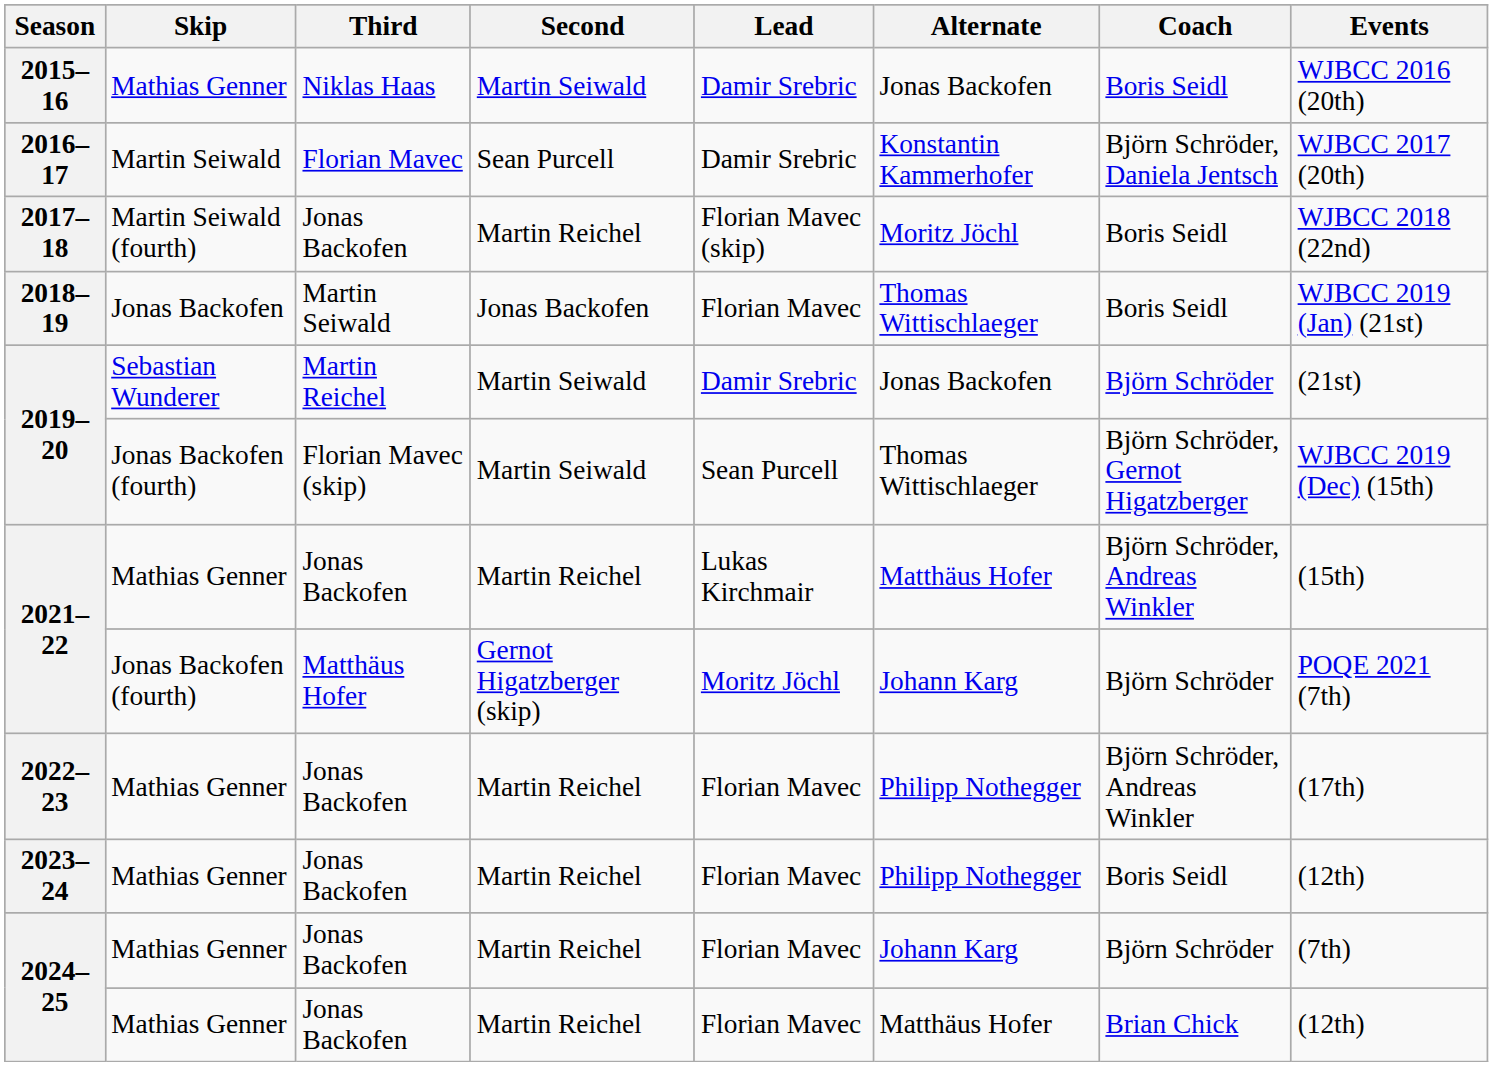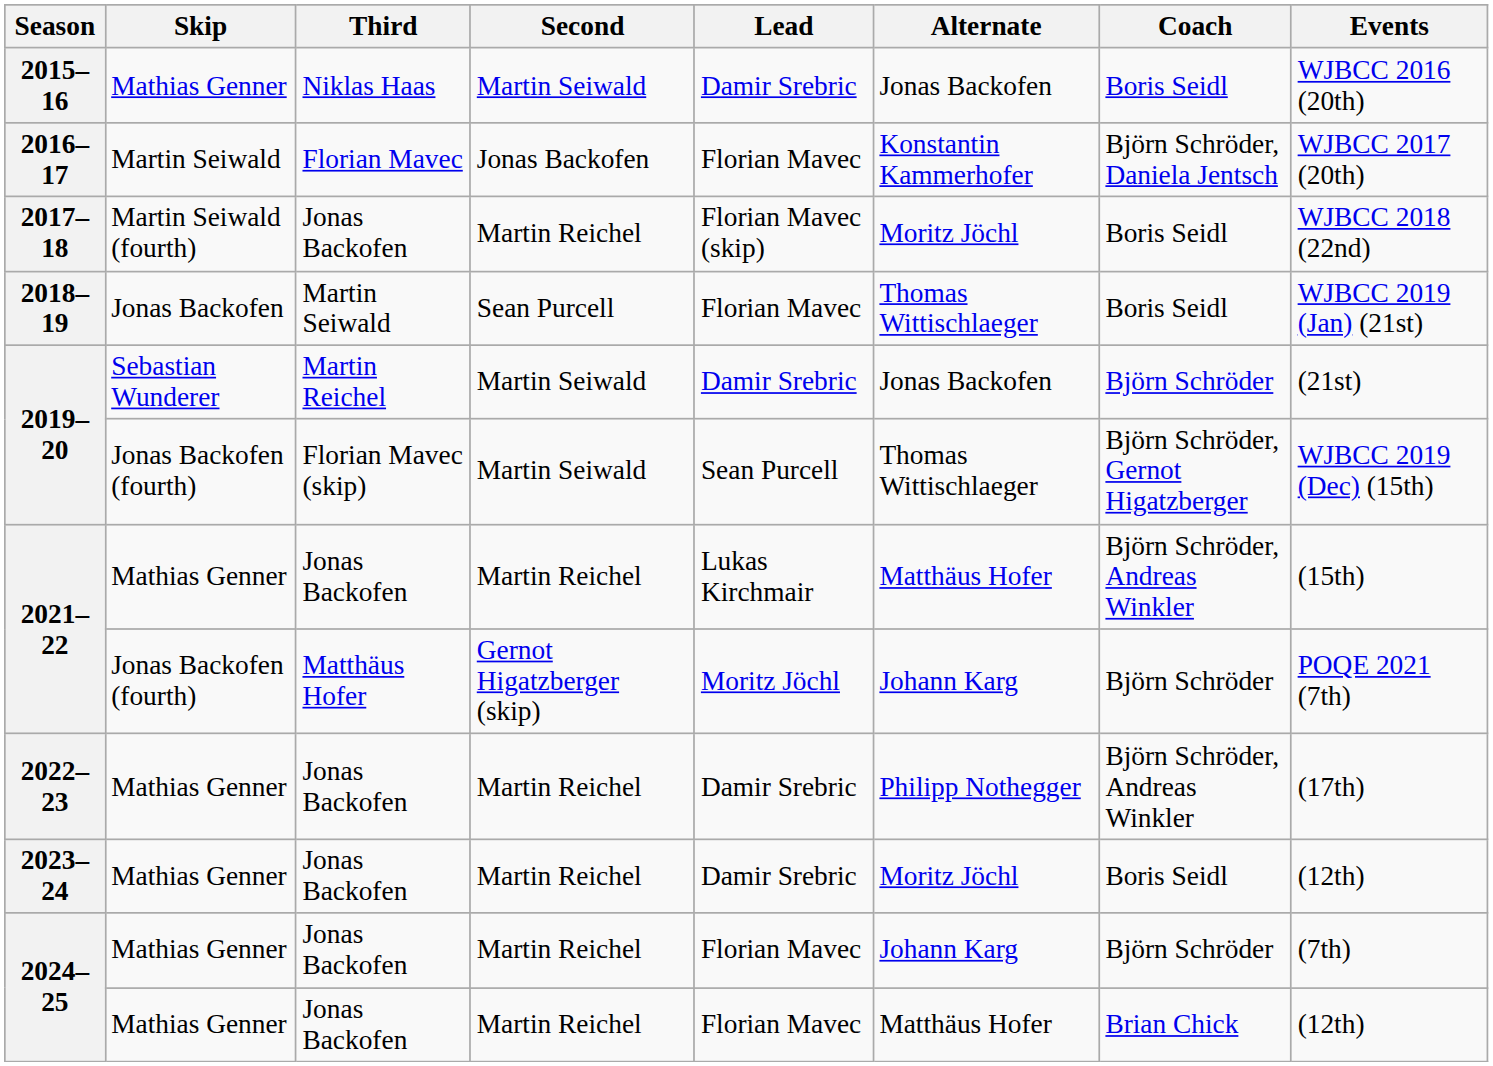(546, 159) Sean Purcell -> (563, 159) Jonas Backofen
(779, 159) Damir Srebric -> (781, 159) Florian Mavec
(563, 307) Jonas Backofen -> (546, 307) Sean Purcell
(781, 786) Florian Mavec -> (779, 786) Damir Srebric
(781, 875) Florian Mavec -> (779, 875) Damir Srebric
(980, 875) Philipp Nothegger -> (949, 875) Moritz Jöchl
